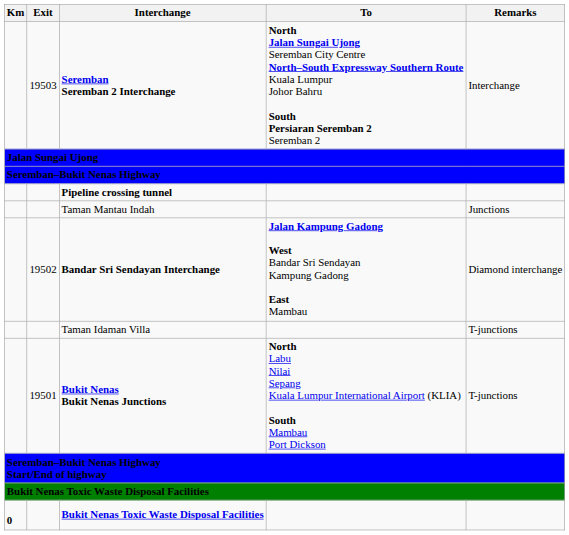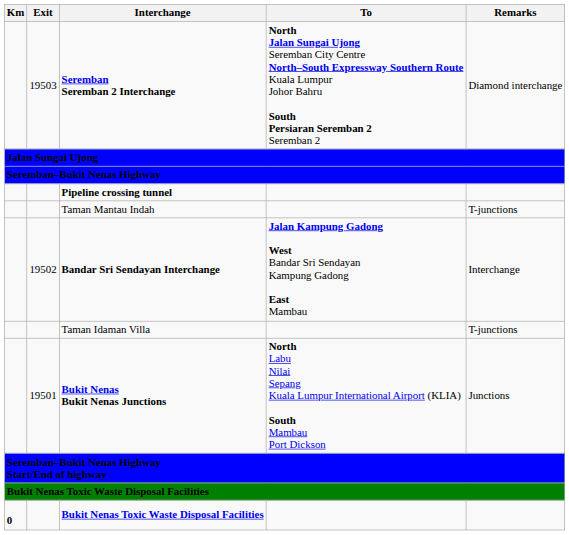(494, 85) Interchange -> (515, 85) Diamond interchange
(489, 209) Junctions -> (493, 209) T-junctions
(515, 269) Diamond interchange -> (494, 269) Interchange
(493, 395) T-junctions -> (489, 395) Junctions
